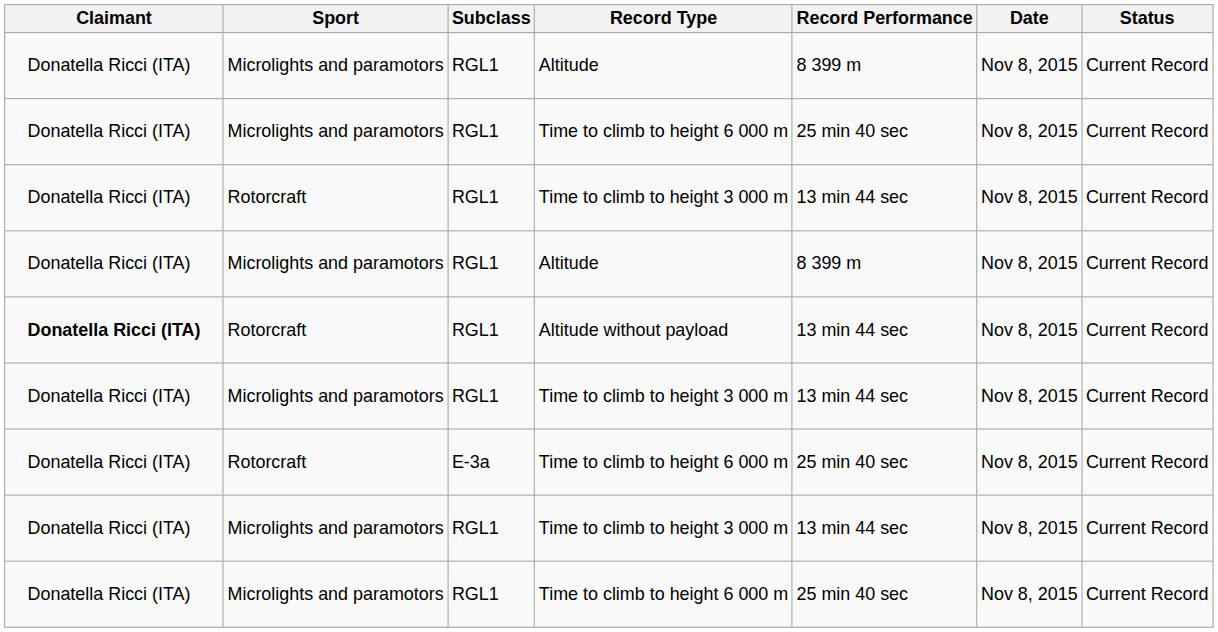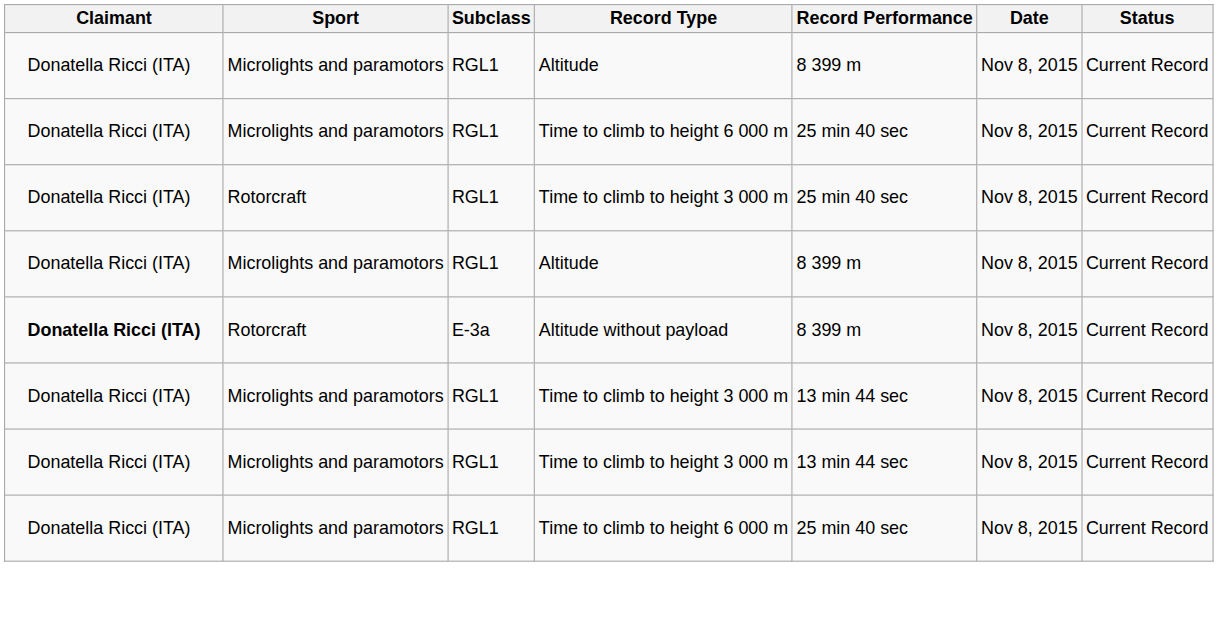(852, 198) 13 min 44 sec -> (852, 198) 25 min 40 sec
(475, 330) RGL1 -> (471, 330) E-3a
(852, 330) 13 min 44 sec -> (829, 330) 8 399 m
- row: (267, 462)
